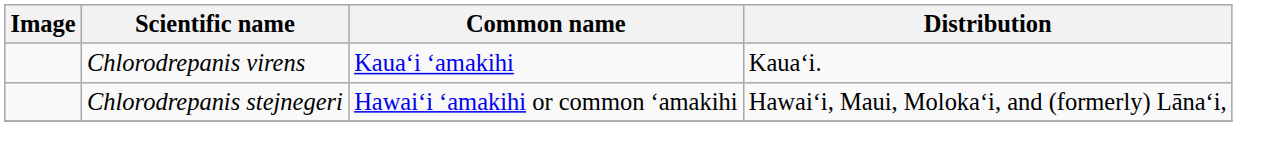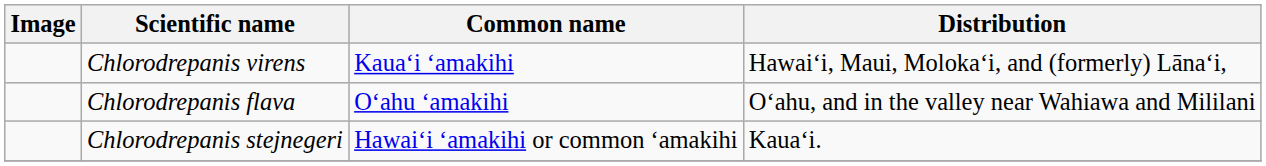(785, 62) Kauaʻi. -> (988, 62) Hawaiʻi, Maui, Molokaʻi, and (formerly) Lānaʻi,
+ row: (191, 101)
(988, 101) Hawaiʻi, Maui, Molokaʻi, and (formerly) Lānaʻi, -> (785, 140) Kauaʻi.
